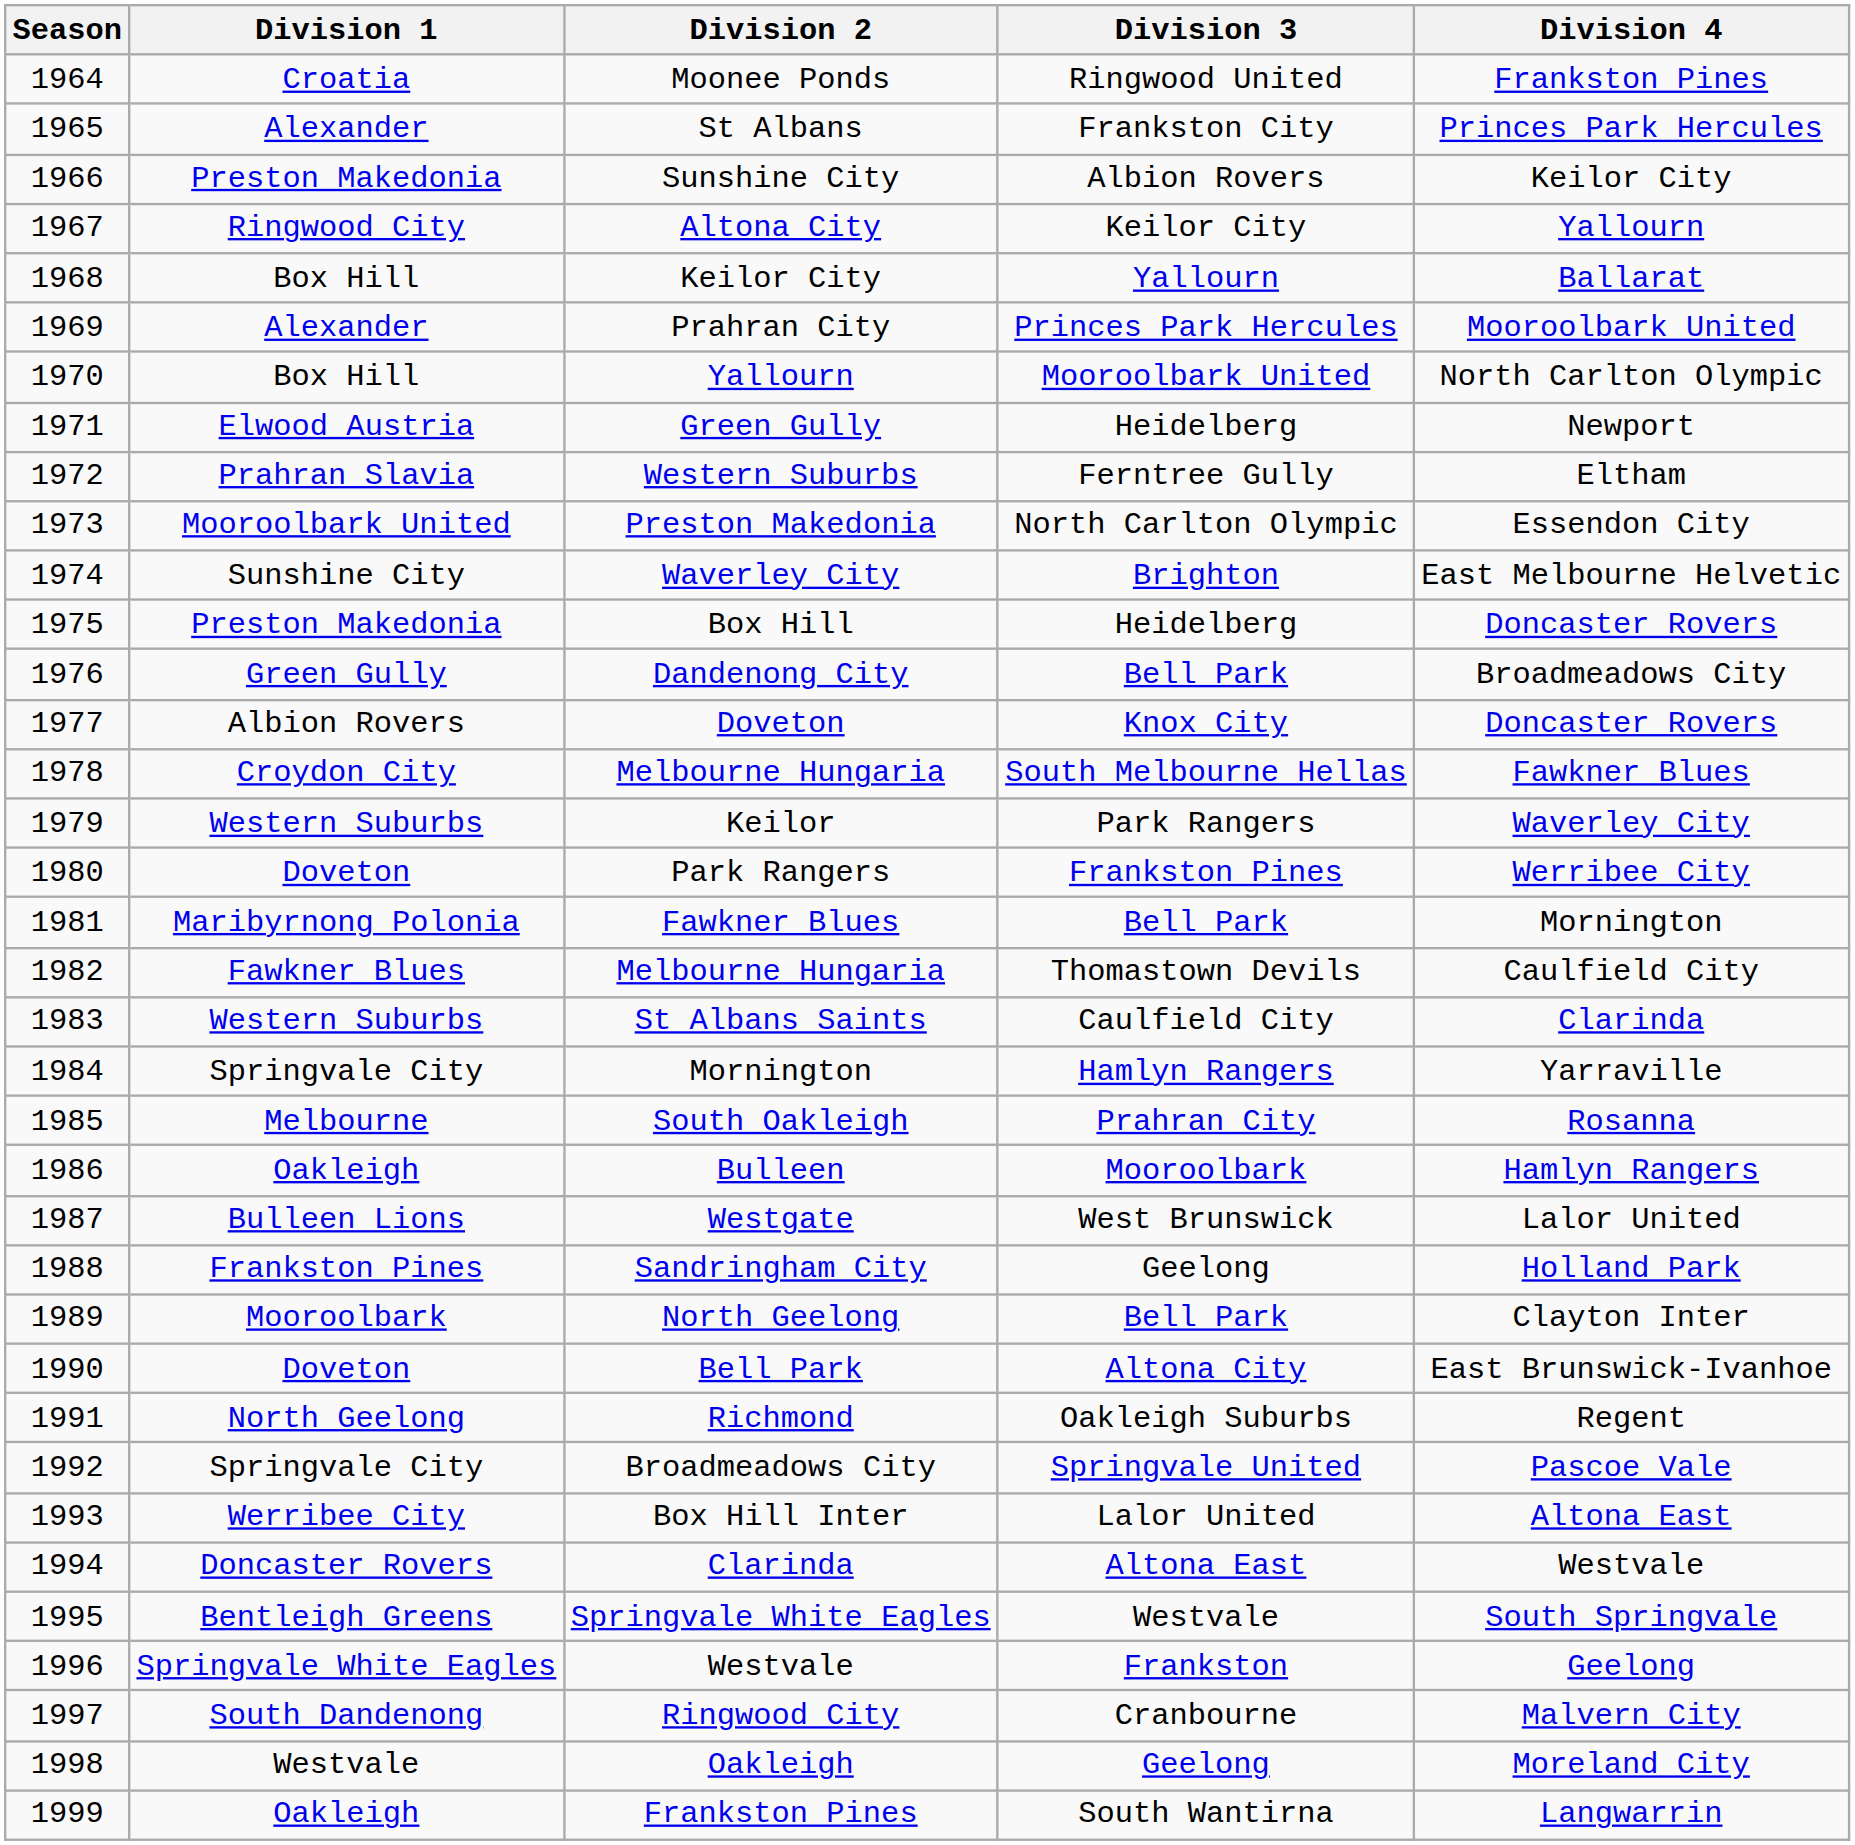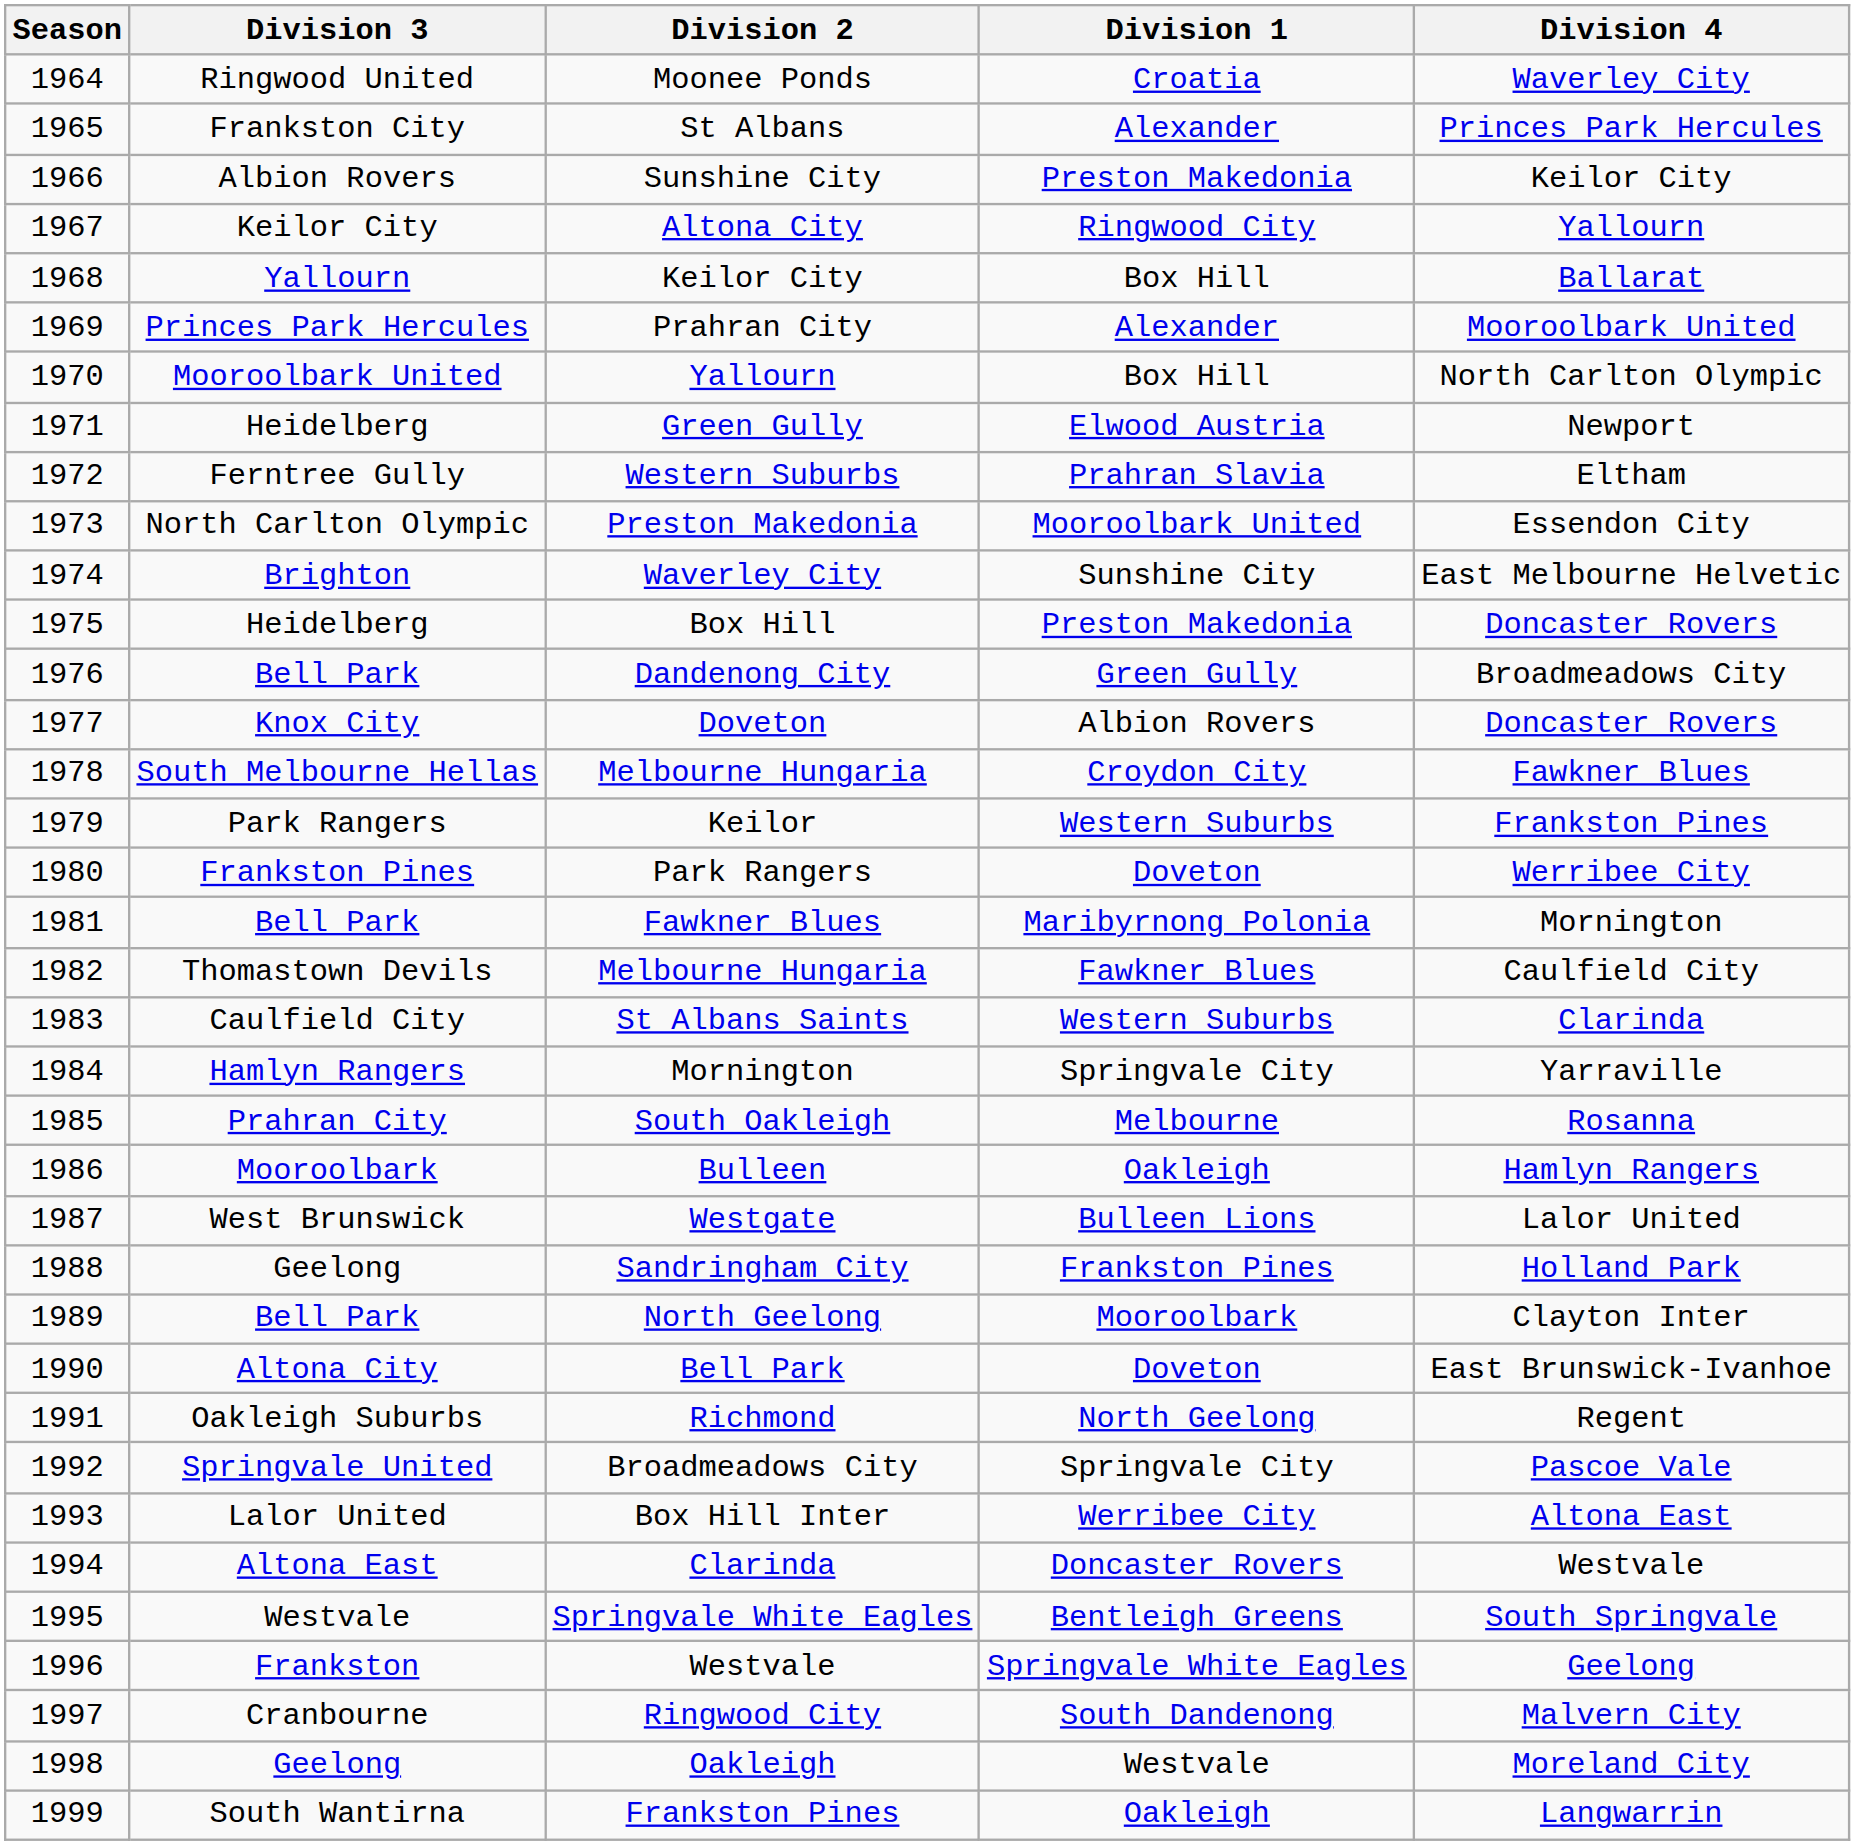columns swapped: (346, 30) <-> (1206, 30)
(1631, 80) Frankston Pines -> (1631, 80) Waverley City
(1631, 823) Waverley City -> (1631, 823) Frankston Pines
